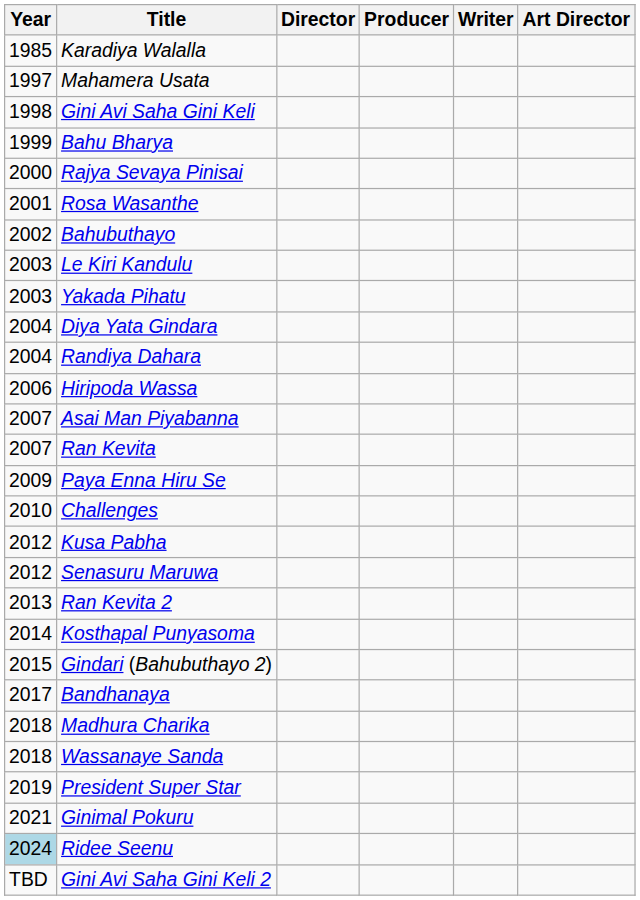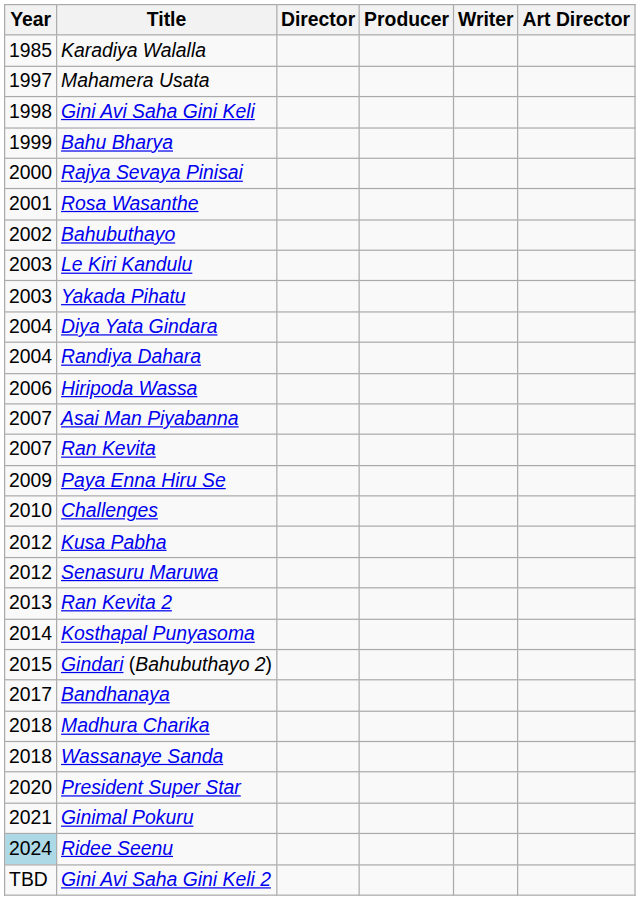(31, 787) 2019 -> (31, 787) 2020
